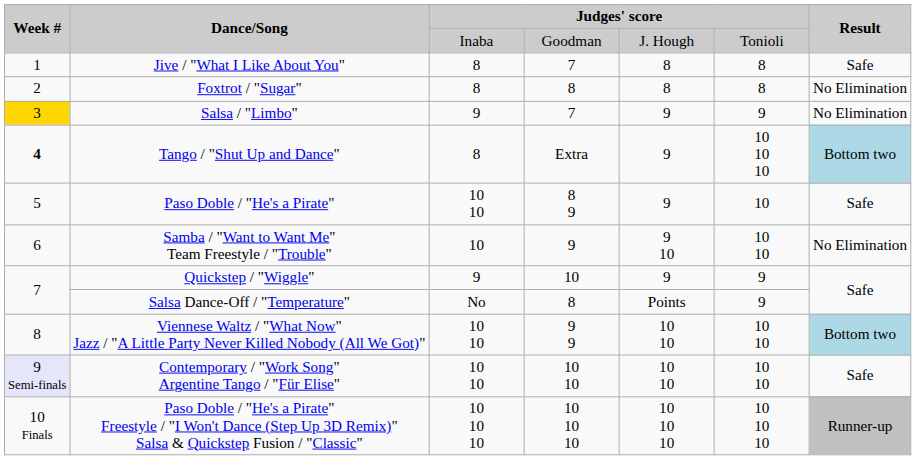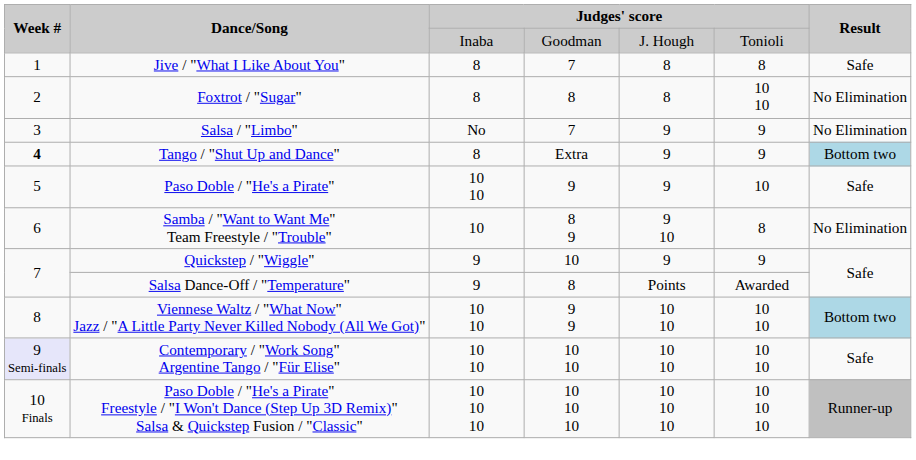(762, 88) 8 -> (762, 97) 10 10
(37, 112) gold background -> (37, 130) no background
(476, 112) 9 -> (476, 130) No
(762, 154) 10 10 10 -> (762, 154) 9
(572, 203) 8 9 -> (572, 186) 9
(572, 245) 9 -> (572, 228) 8 9
(762, 245) 10 10 -> (762, 228) 8
(476, 301) No -> (476, 284) 9
(762, 301) 9 -> (762, 284) Awarded
